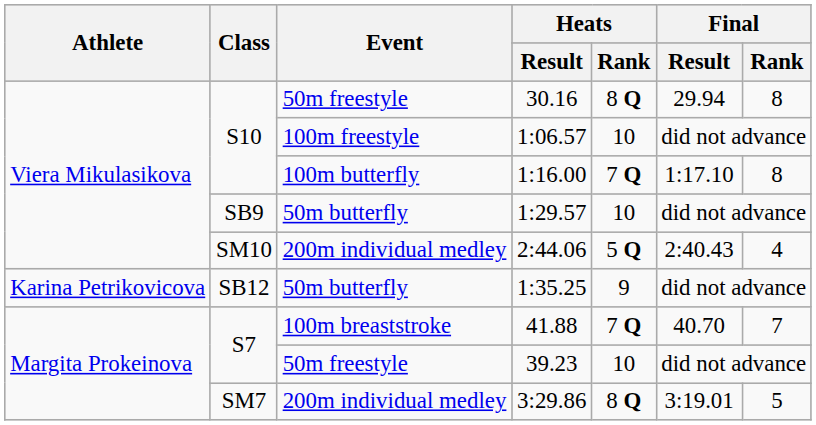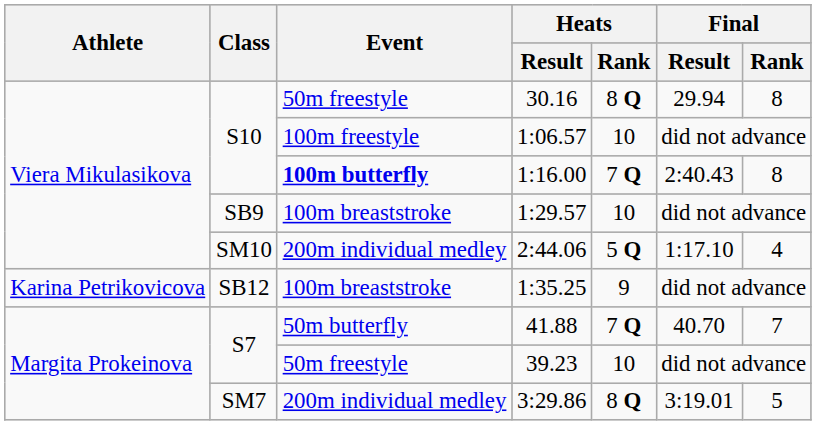(351, 174) normal -> (355, 174) bold
(699, 174) 1:17.10 -> (699, 174) 2:40.43
(345, 212) 50m butterfly -> (367, 212) 100m breaststroke
(699, 250) 2:40.43 -> (699, 250) 1:17.10
(345, 288) 50m butterfly -> (367, 288) 100m breaststroke
(367, 325) 100m breaststroke -> (345, 325) 50m butterfly
